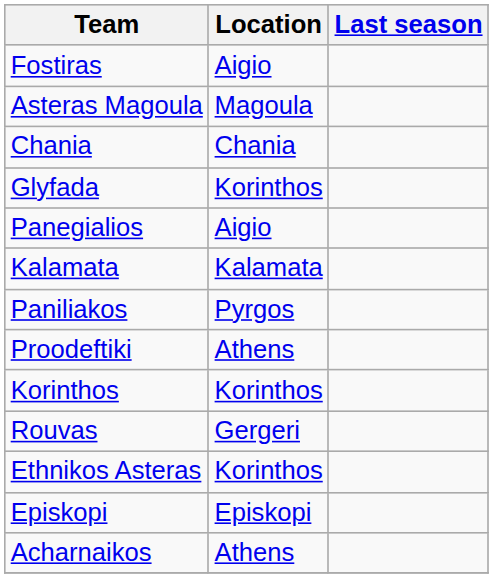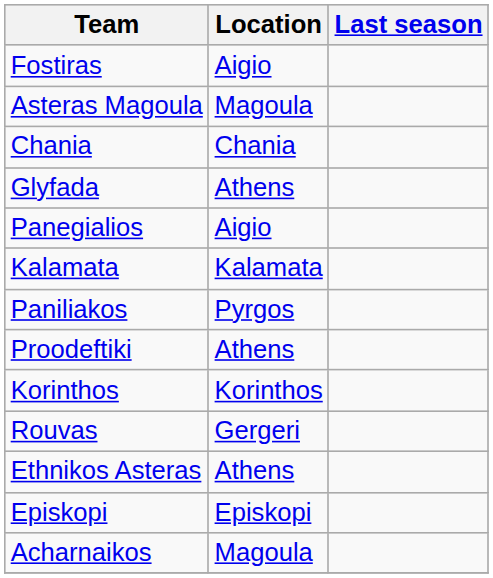(269, 187) Korinthos -> (254, 187) Athens
(269, 471) Korinthos -> (254, 471) Athens
(254, 552) Athens -> (264, 552) Magoula
